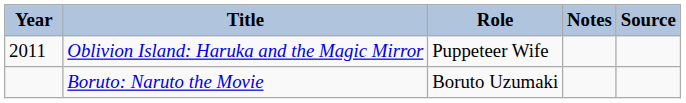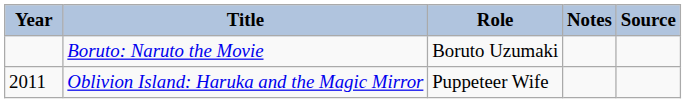rows swapped: (245, 51) <-> (165, 82)
